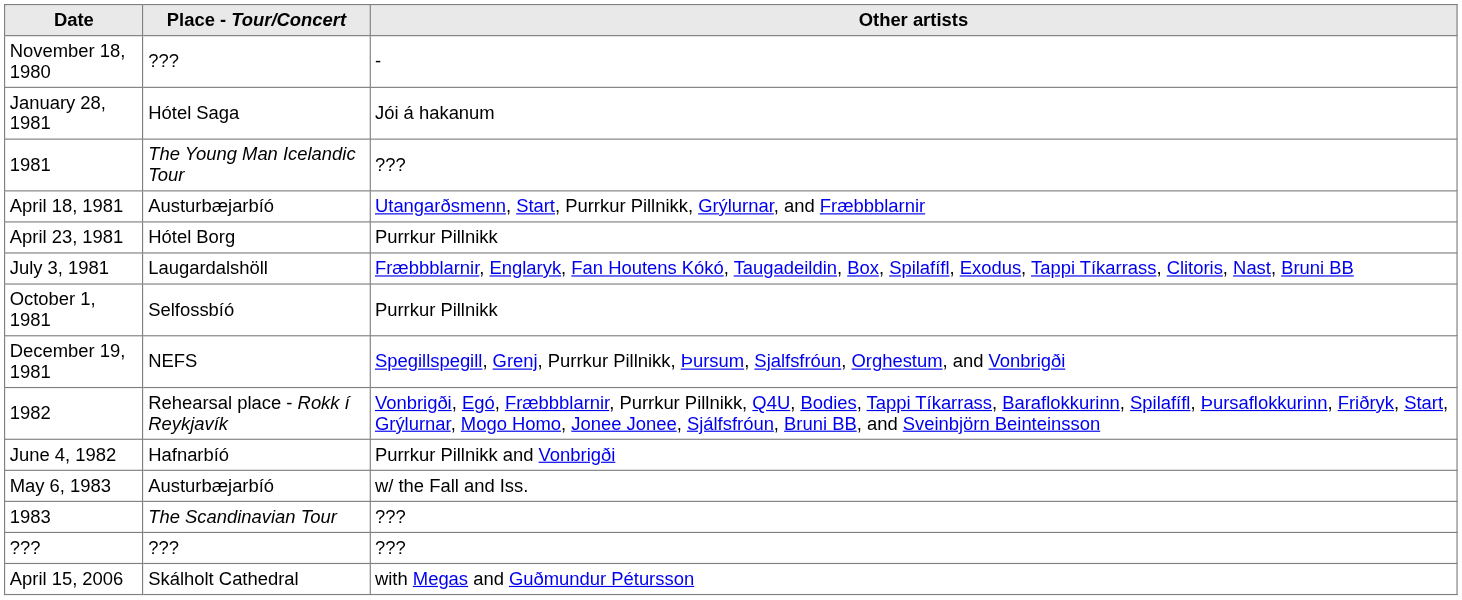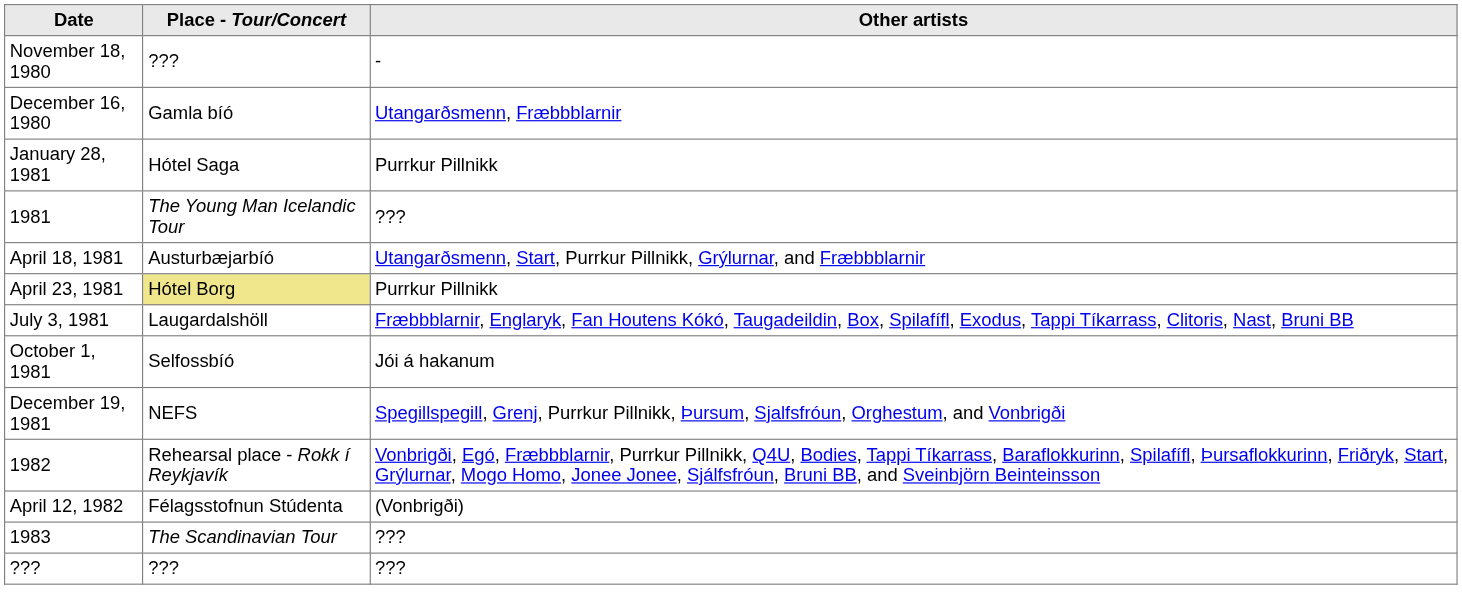+ row: (68, 113)
(435, 113) Jói á hakanum -> (436, 164) Purrkur Pillnikk
(192, 237) no background -> (192, 289) khaki background
(436, 309) Purrkur Pillnikk -> (435, 361) Jói á hakanum
+ row: (67, 506)
- row: (63, 454)
- row: (60, 485)
- row: (67, 578)
